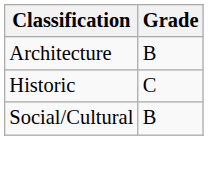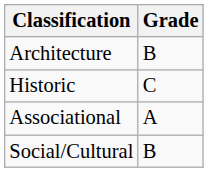+ row: (65, 118)
